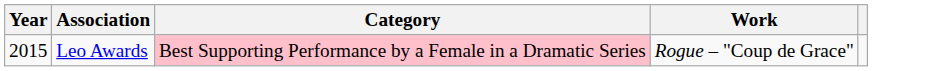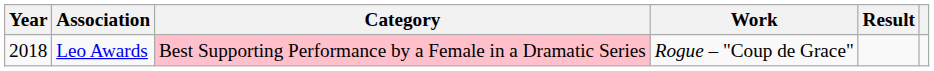+ column: (889, 19)
(28, 50) 2015 -> (28, 50) 2018
